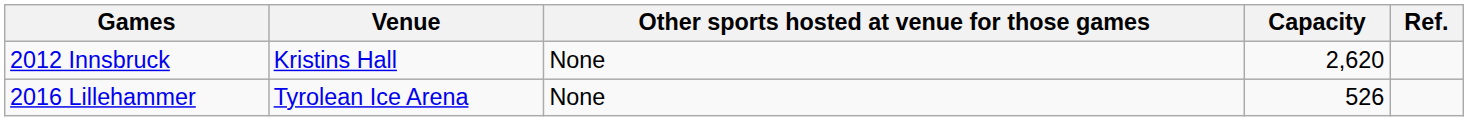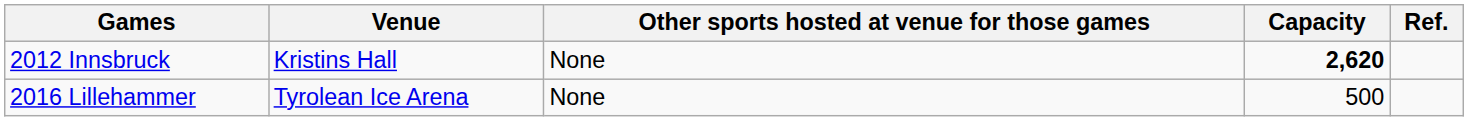(1355, 60) normal -> (1355, 60) bold
(1365, 97) 526 -> (1365, 97) 500
